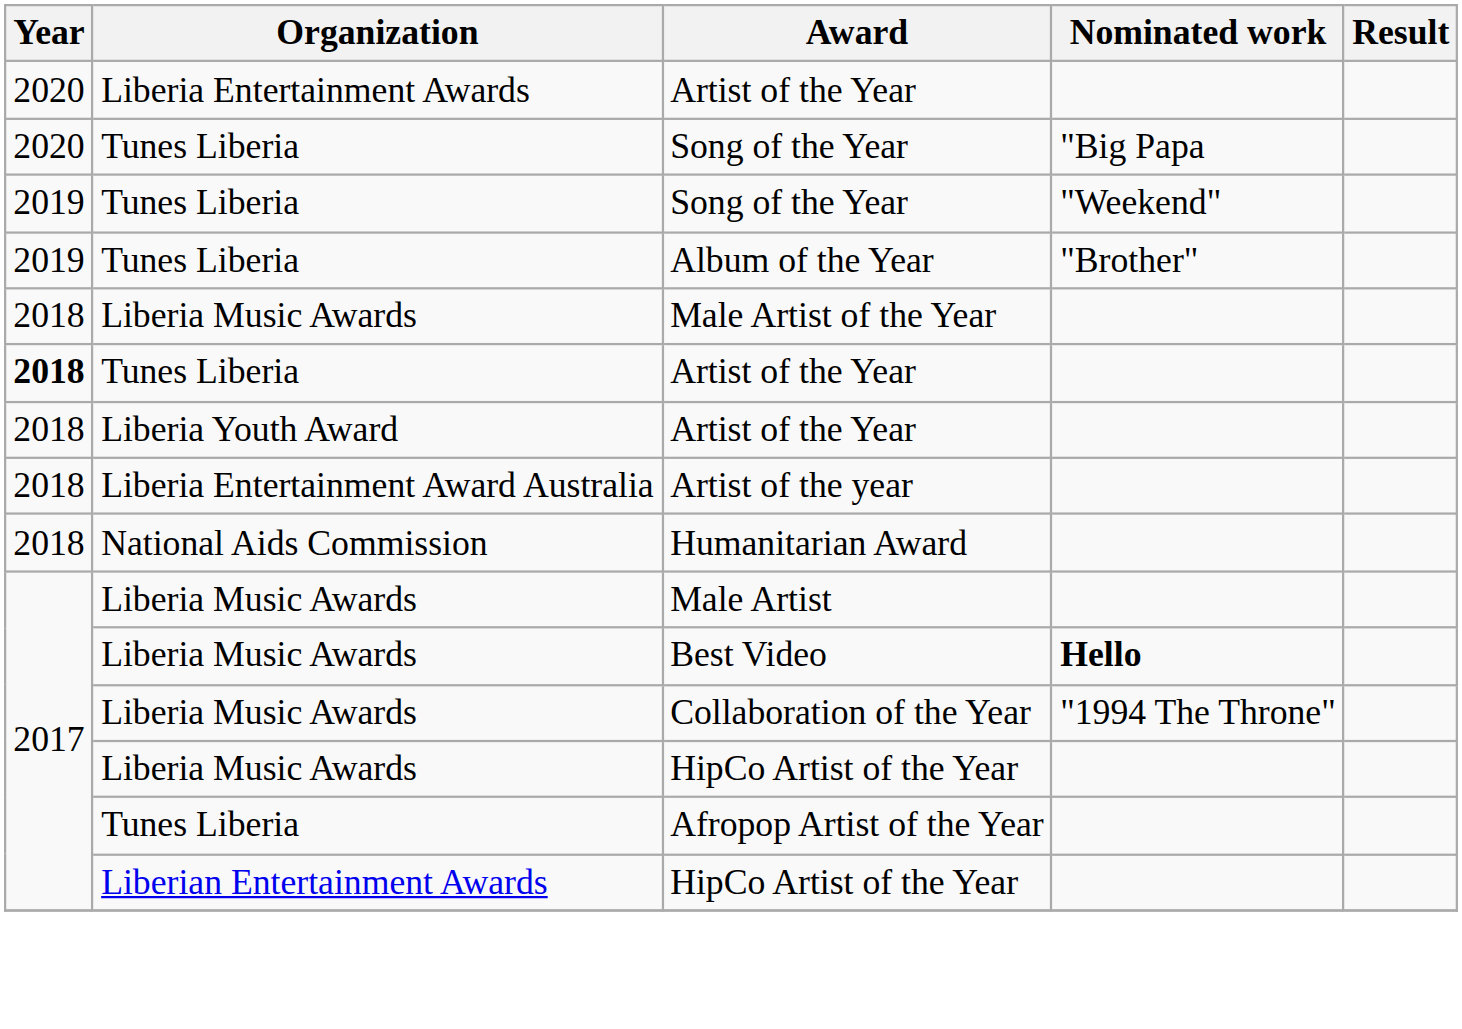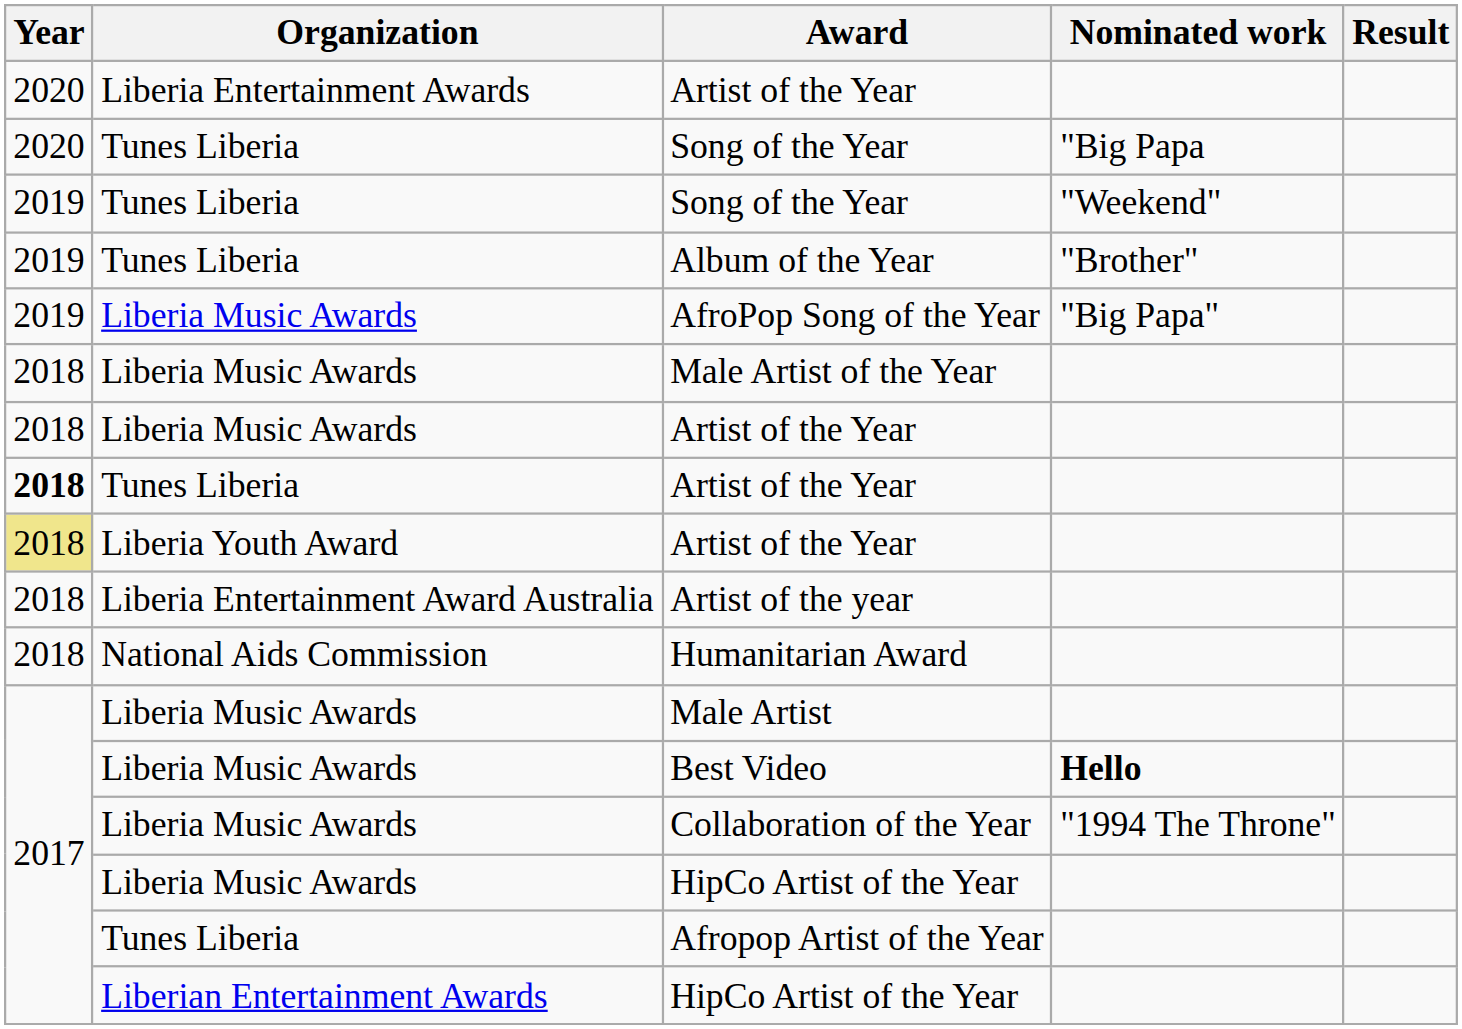+ row: (259, 315)
+ row: (259, 428)
(49, 428) no background -> (49, 542) khaki background
